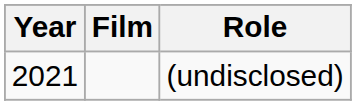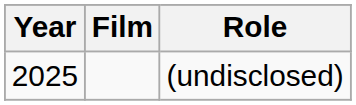(45, 75) 2021 -> (45, 75) 2025
